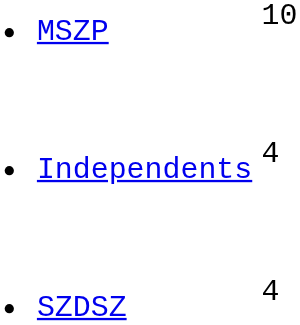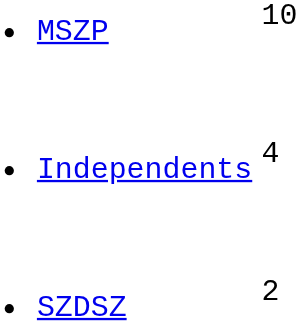(279, 290) 4 -> (279, 290) 2
